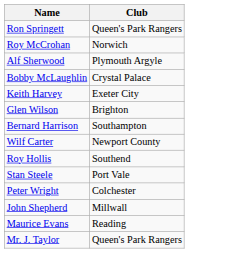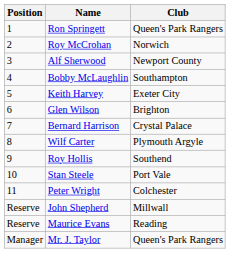+ column: (25, 12)
(127, 61) Plymouth Argyle -> (167, 61) Newport County
(121, 77) Crystal Palace -> (160, 77) Southampton
(119, 126) Southampton -> (162, 126) Crystal Palace
(126, 142) Newport County -> (168, 142) Plymouth Argyle
